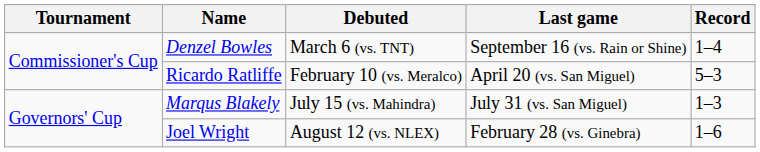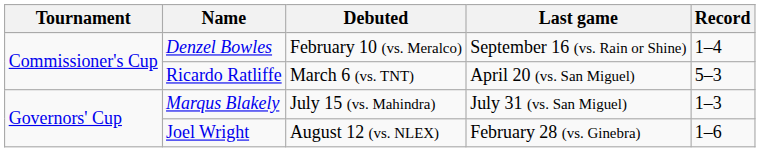(352, 47) March 6 (vs. TNT) -> (376, 47) February 10 (vs. Meralco)
(376, 75) February 10 (vs. Meralco) -> (352, 75) March 6 (vs. TNT)
